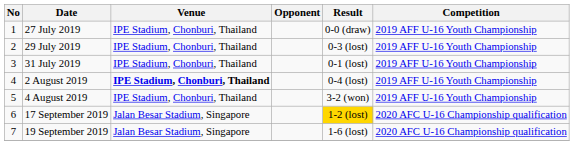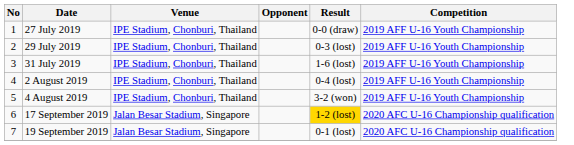(348, 64) 0-1 (lost) -> (335, 64) 1-6 (lost)
(191, 81) bold -> (185, 81) normal
(348, 132) 1-6 (lost) -> (335, 132) 0-1 (lost)
